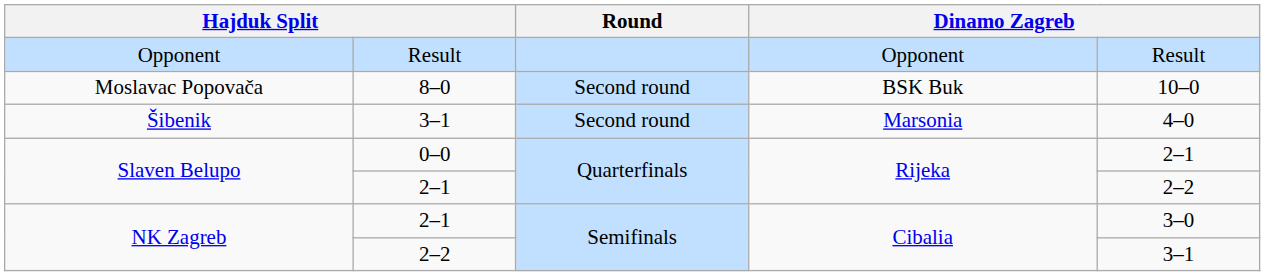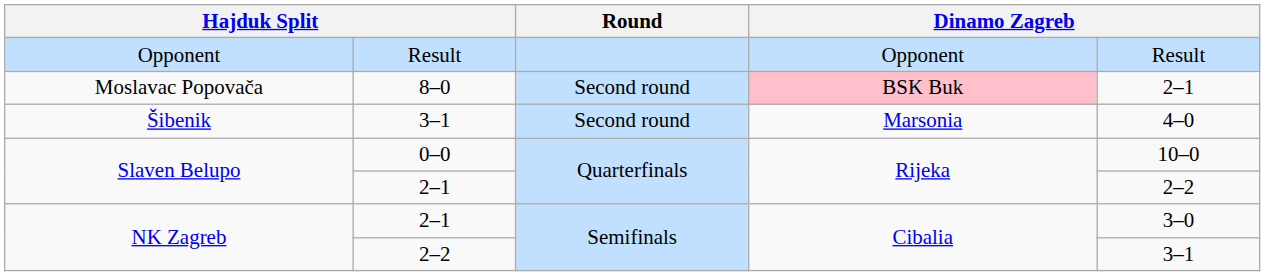(923, 87) no background -> (923, 87) pink background
(1178, 87) 10–0 -> (1178, 87) 2–1
(1178, 154) 2–1 -> (1178, 154) 10–0
